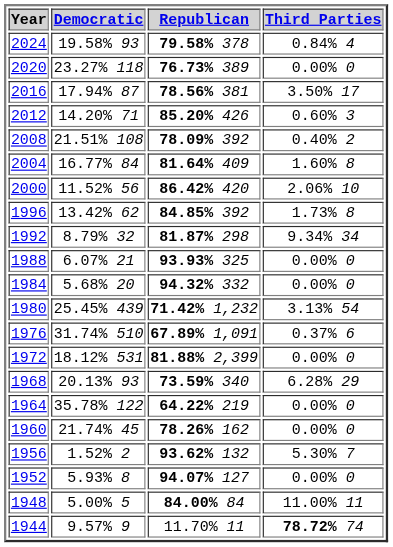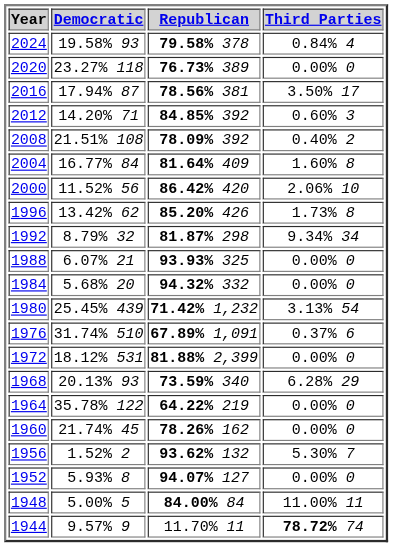(204, 116) 85.20% 426 -> (204, 116) 84.85% 392
(204, 213) 84.85% 392 -> (204, 213) 85.20% 426
